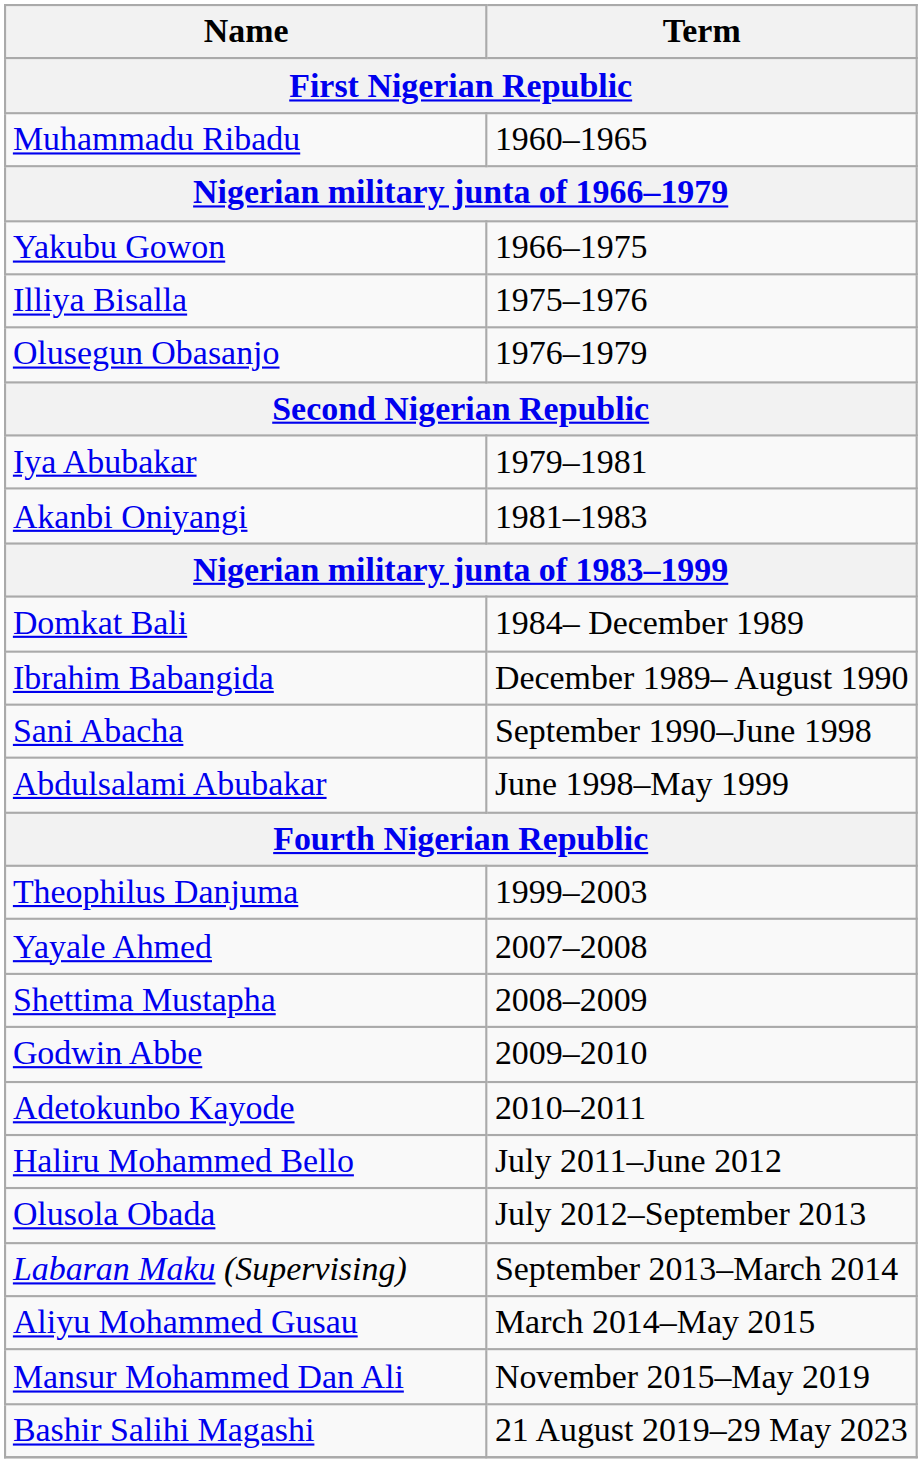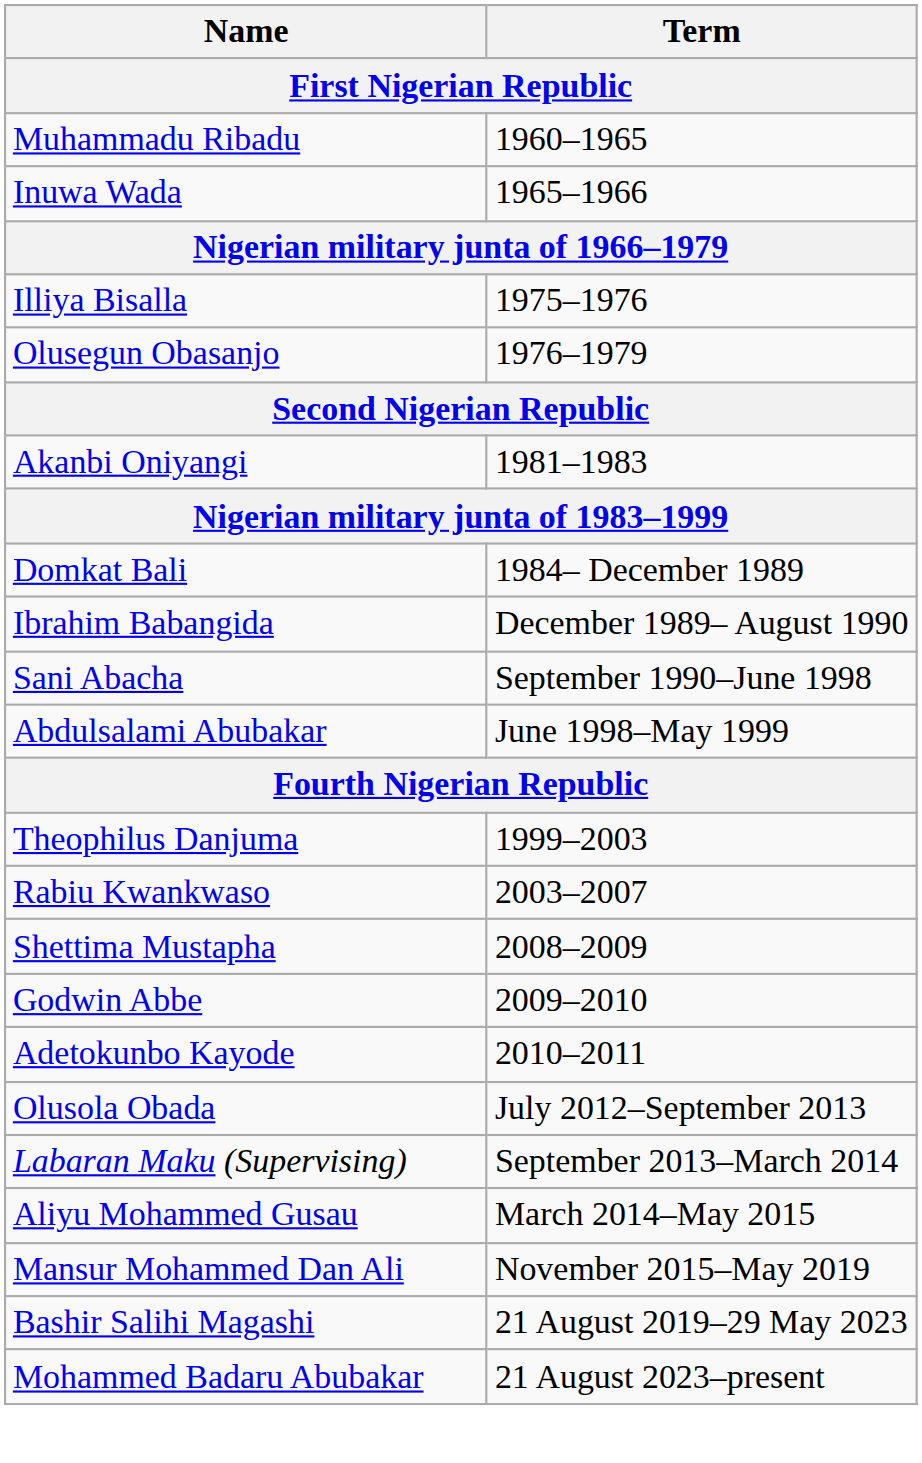+ row: (97, 192)
- row: (119, 246)
- row: (105, 461)
+ row: (141, 892)
- row: (112, 945)
- row: (183, 1161)
+ row: (218, 1376)
